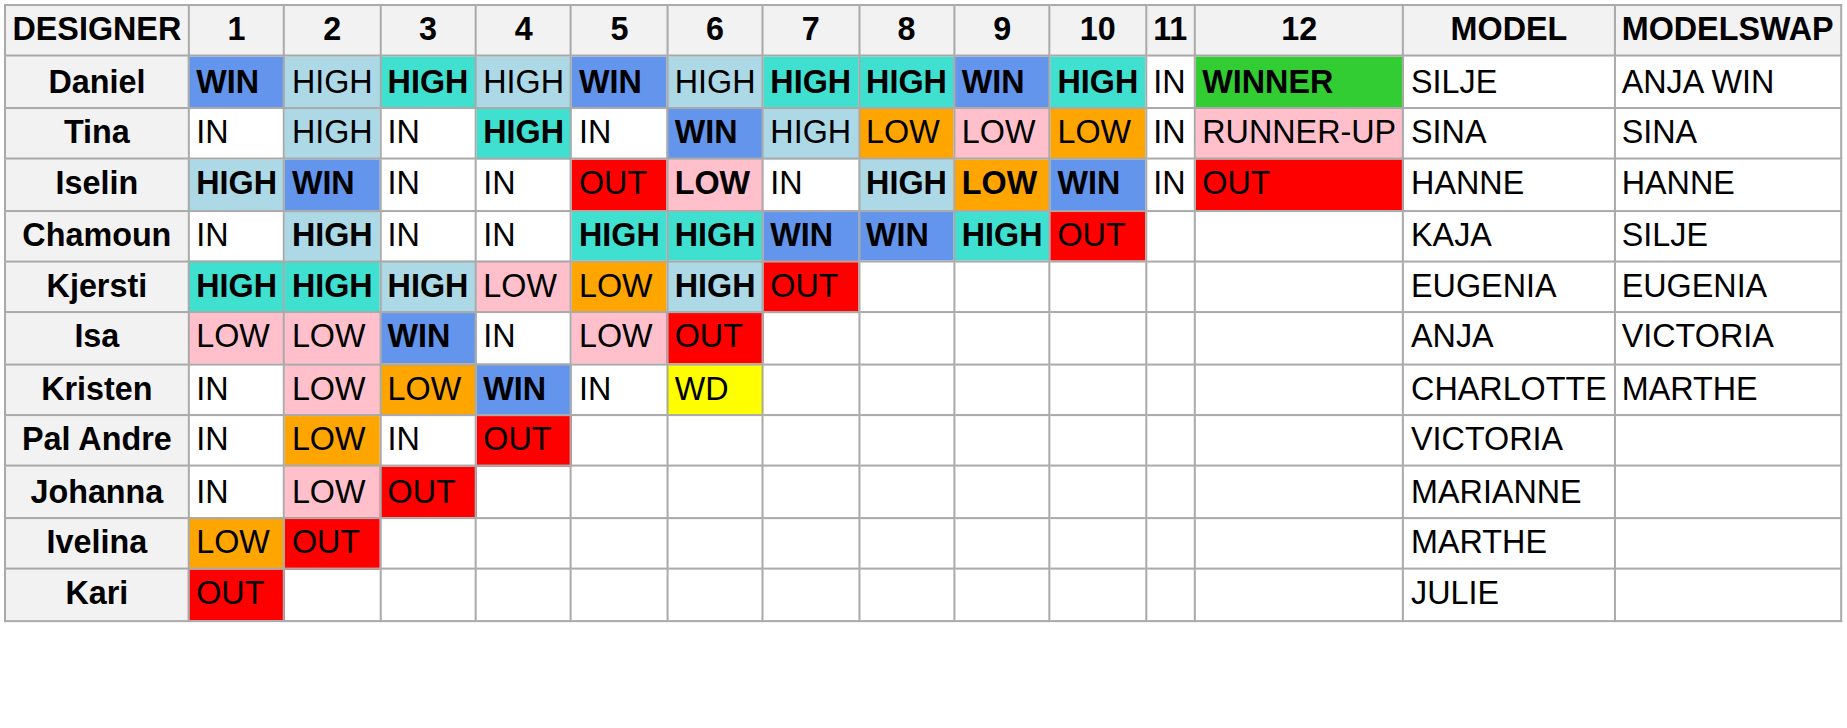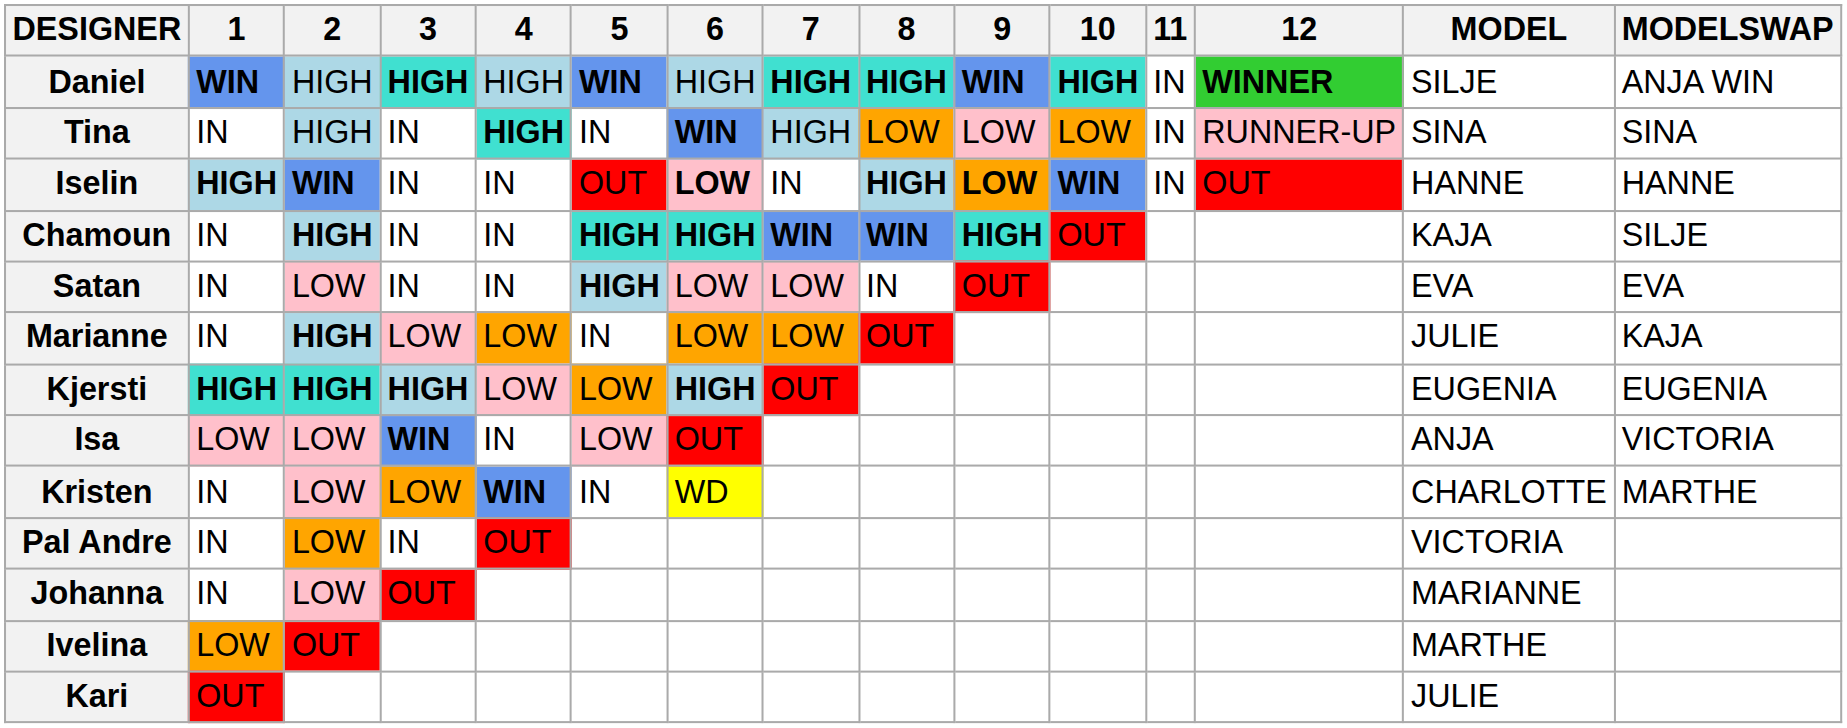+ row: (97, 286)
+ row: (97, 337)
